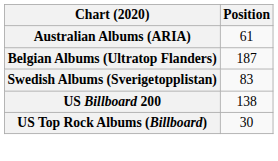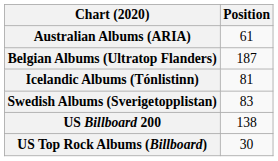+ row: (112, 79)
